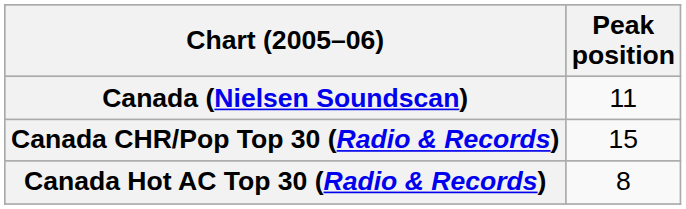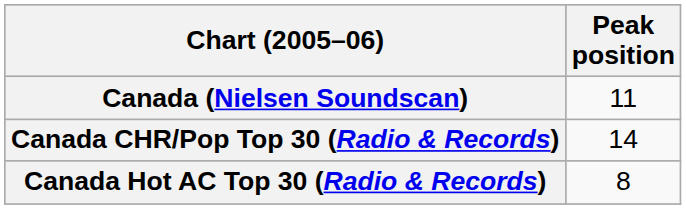(623, 139) 15 -> (623, 139) 14
